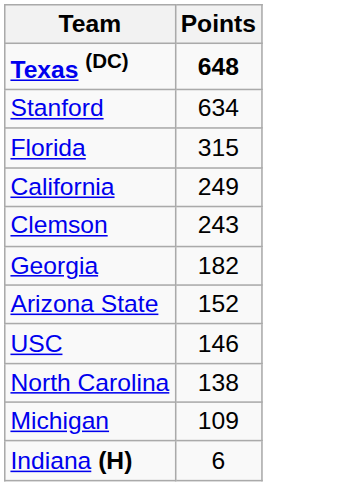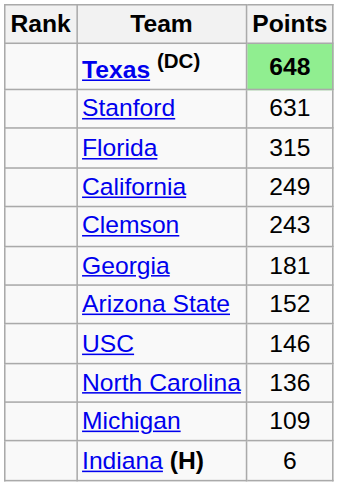+ column: (41, 24)
(218, 66) no background -> (290, 66) lightgreen background
(218, 108) 634 -> (290, 108) 631
(218, 265) 182 -> (290, 265) 181
(218, 382) 138 -> (290, 382) 136
